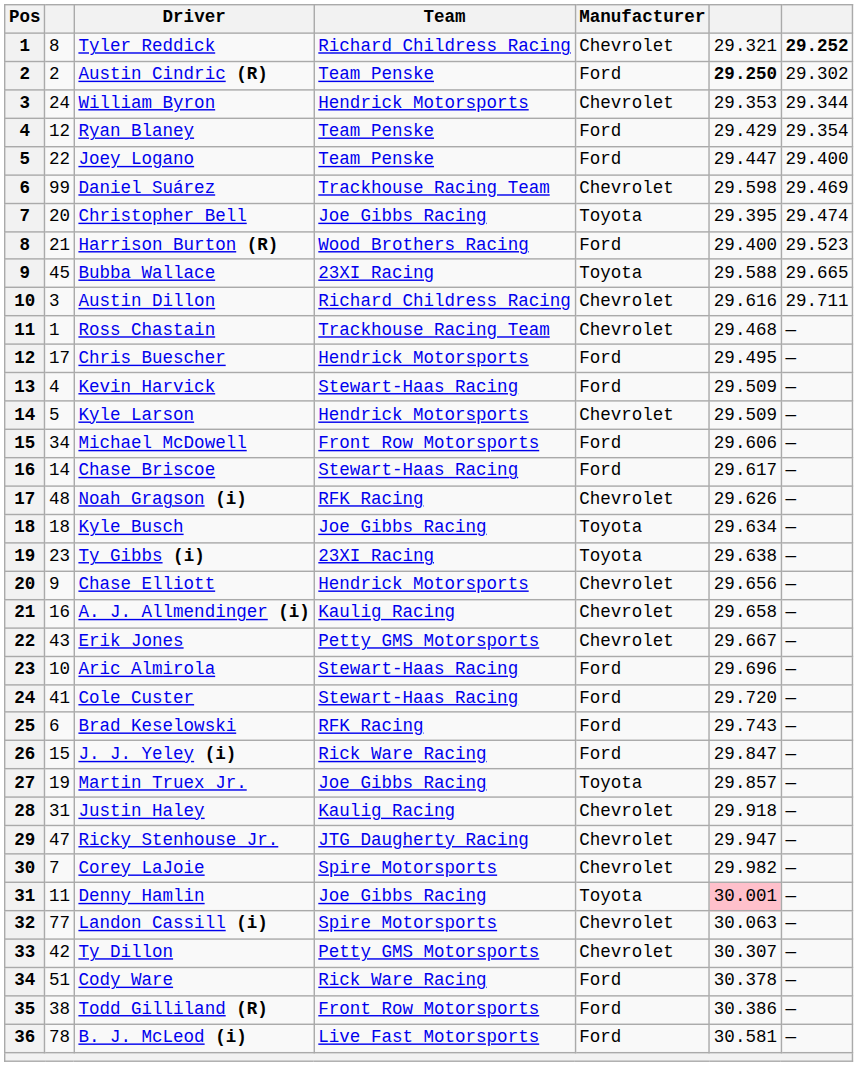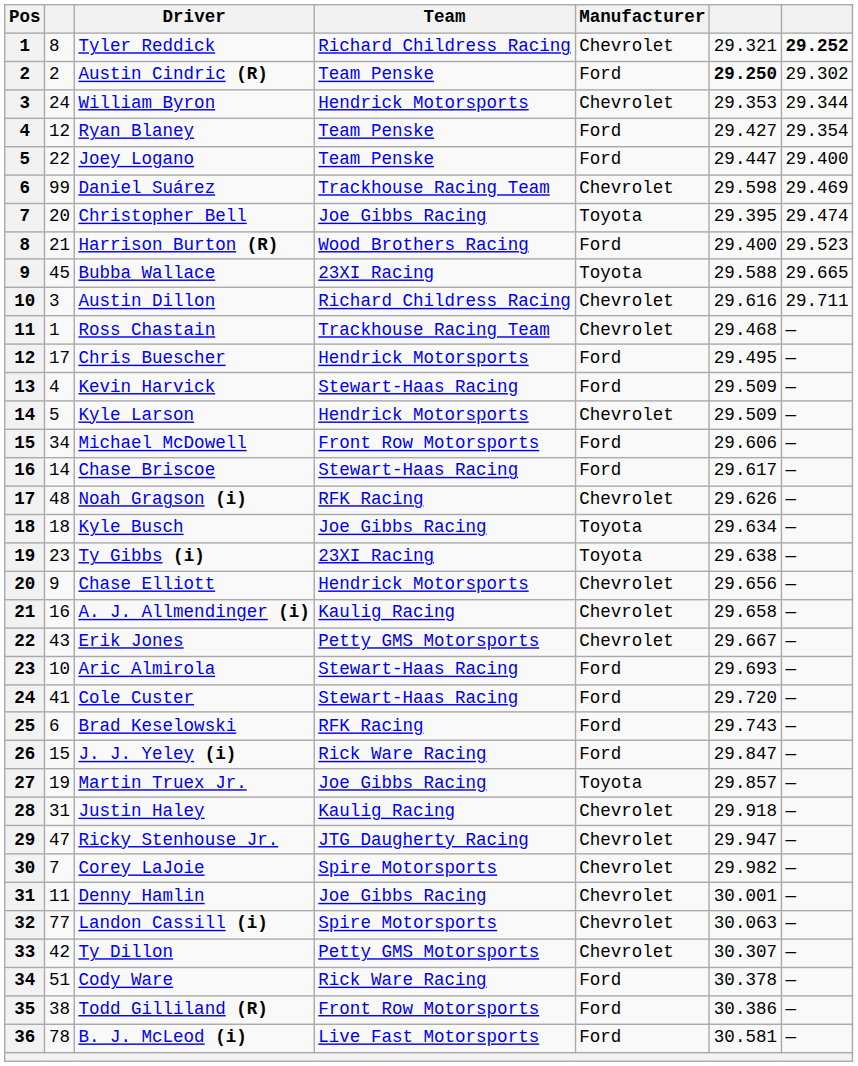(745, 132) 29.429 -> (745, 132) 29.427
(745, 670) 29.696 -> (745, 670) 29.693
(611, 897) Toyota -> (627, 897) Chevrolet
(745, 897) pink background -> (745, 897) no background
